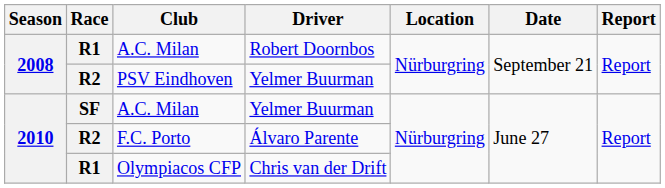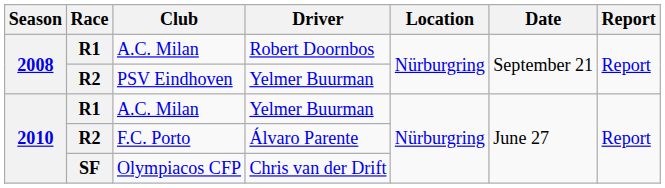(90, 109) SF -> (89, 109) R1
(89, 168) R1 -> (90, 168) SF
